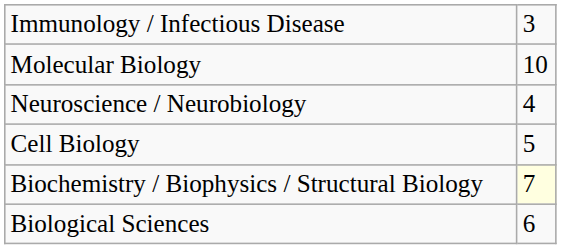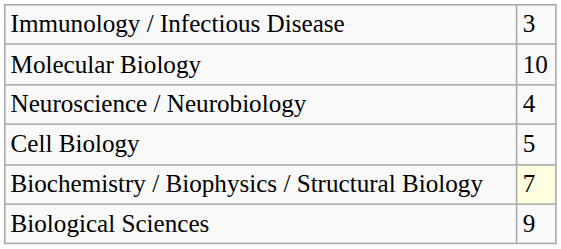(529, 223) 6 -> (529, 223) 9
